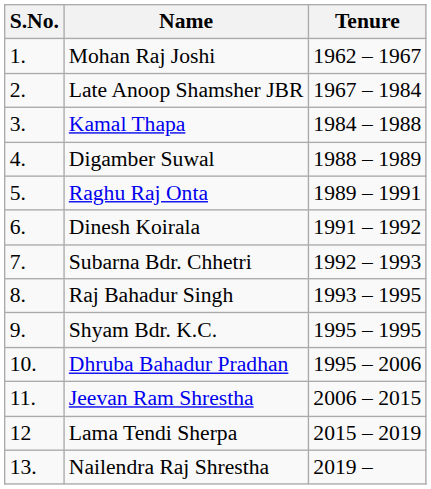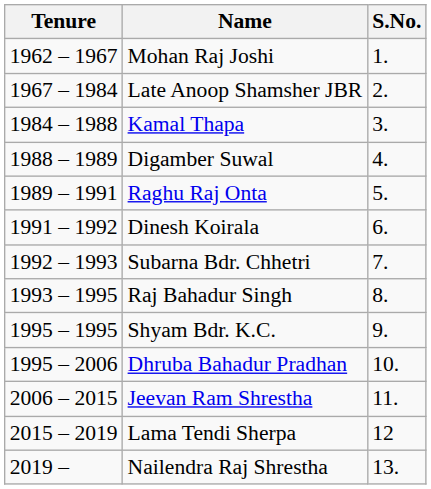columns swapped: (34, 21) <-> (367, 21)
